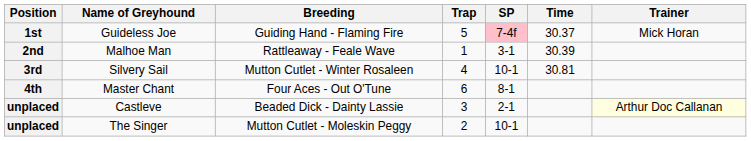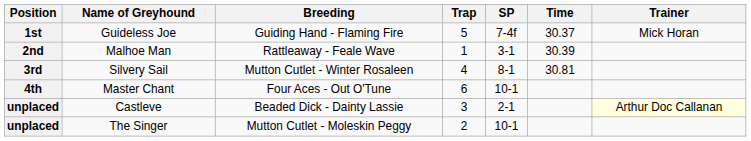(506, 32) pink background -> (506, 32) no background
(506, 70) 10-1 -> (506, 70) 8-1
(506, 88) 8-1 -> (506, 88) 10-1
